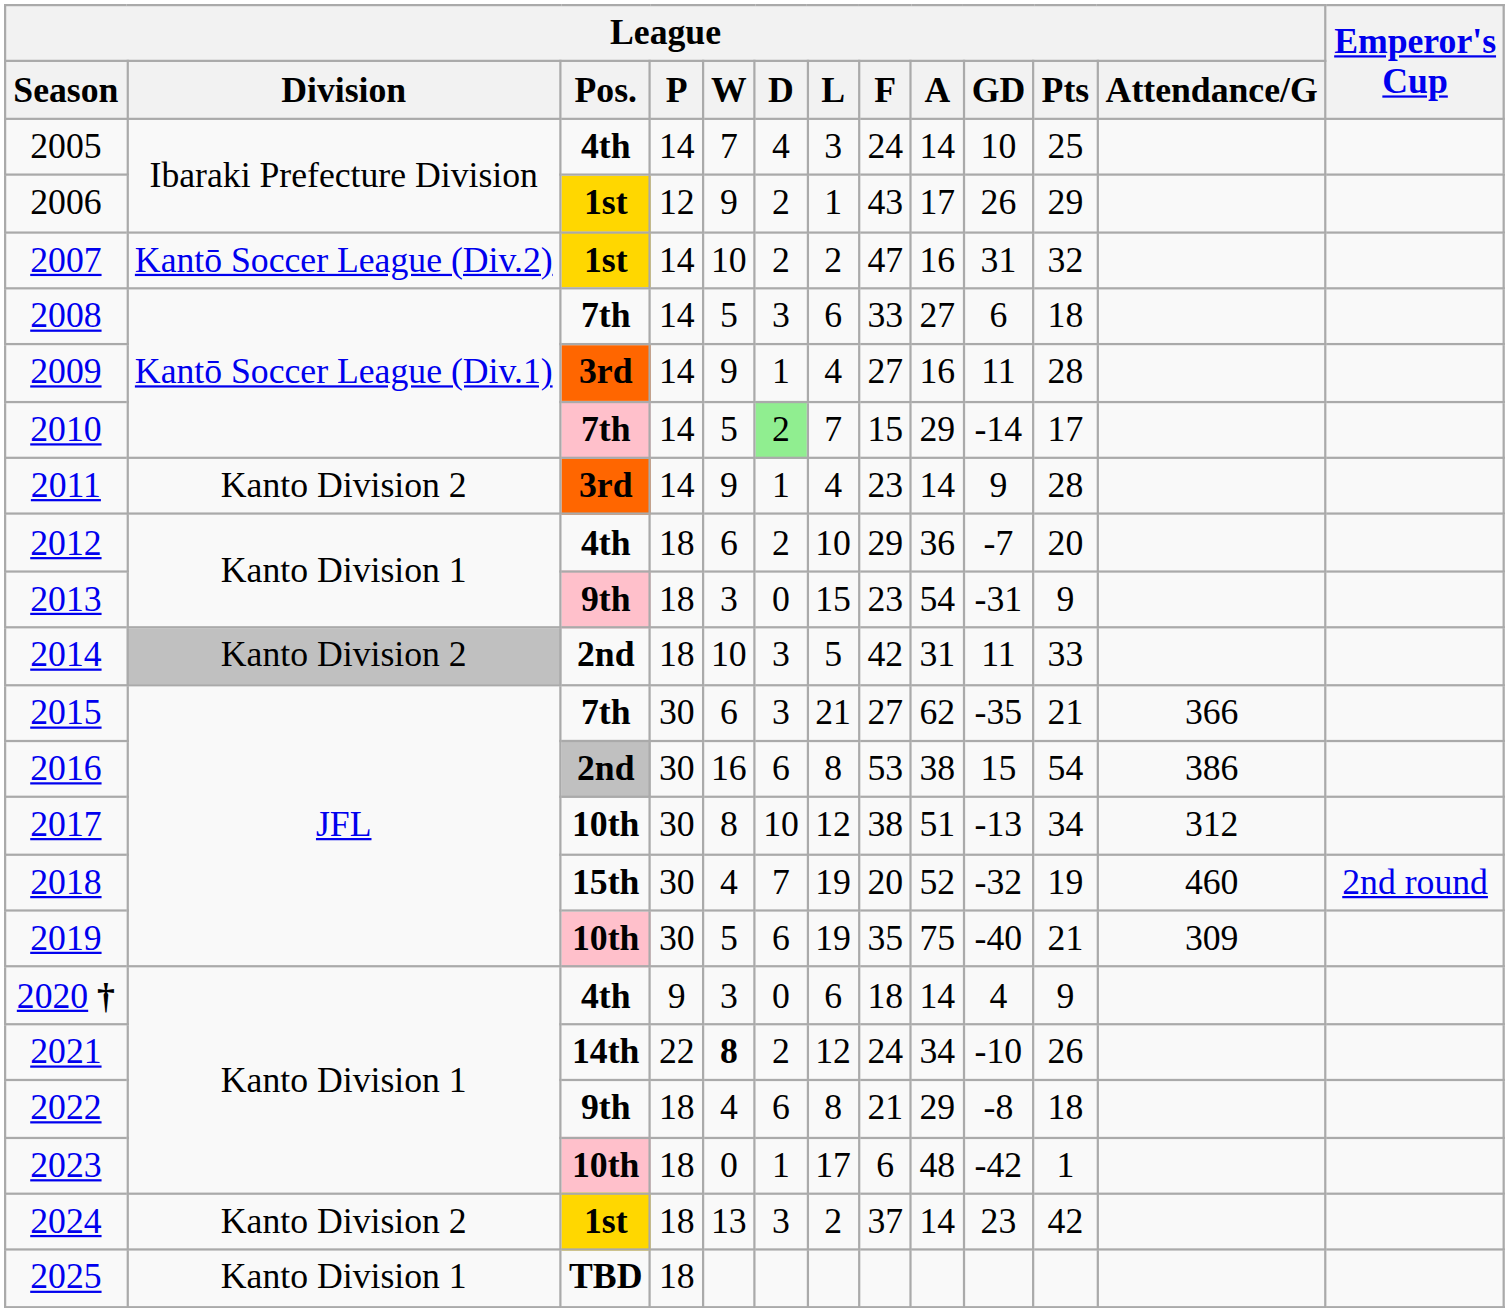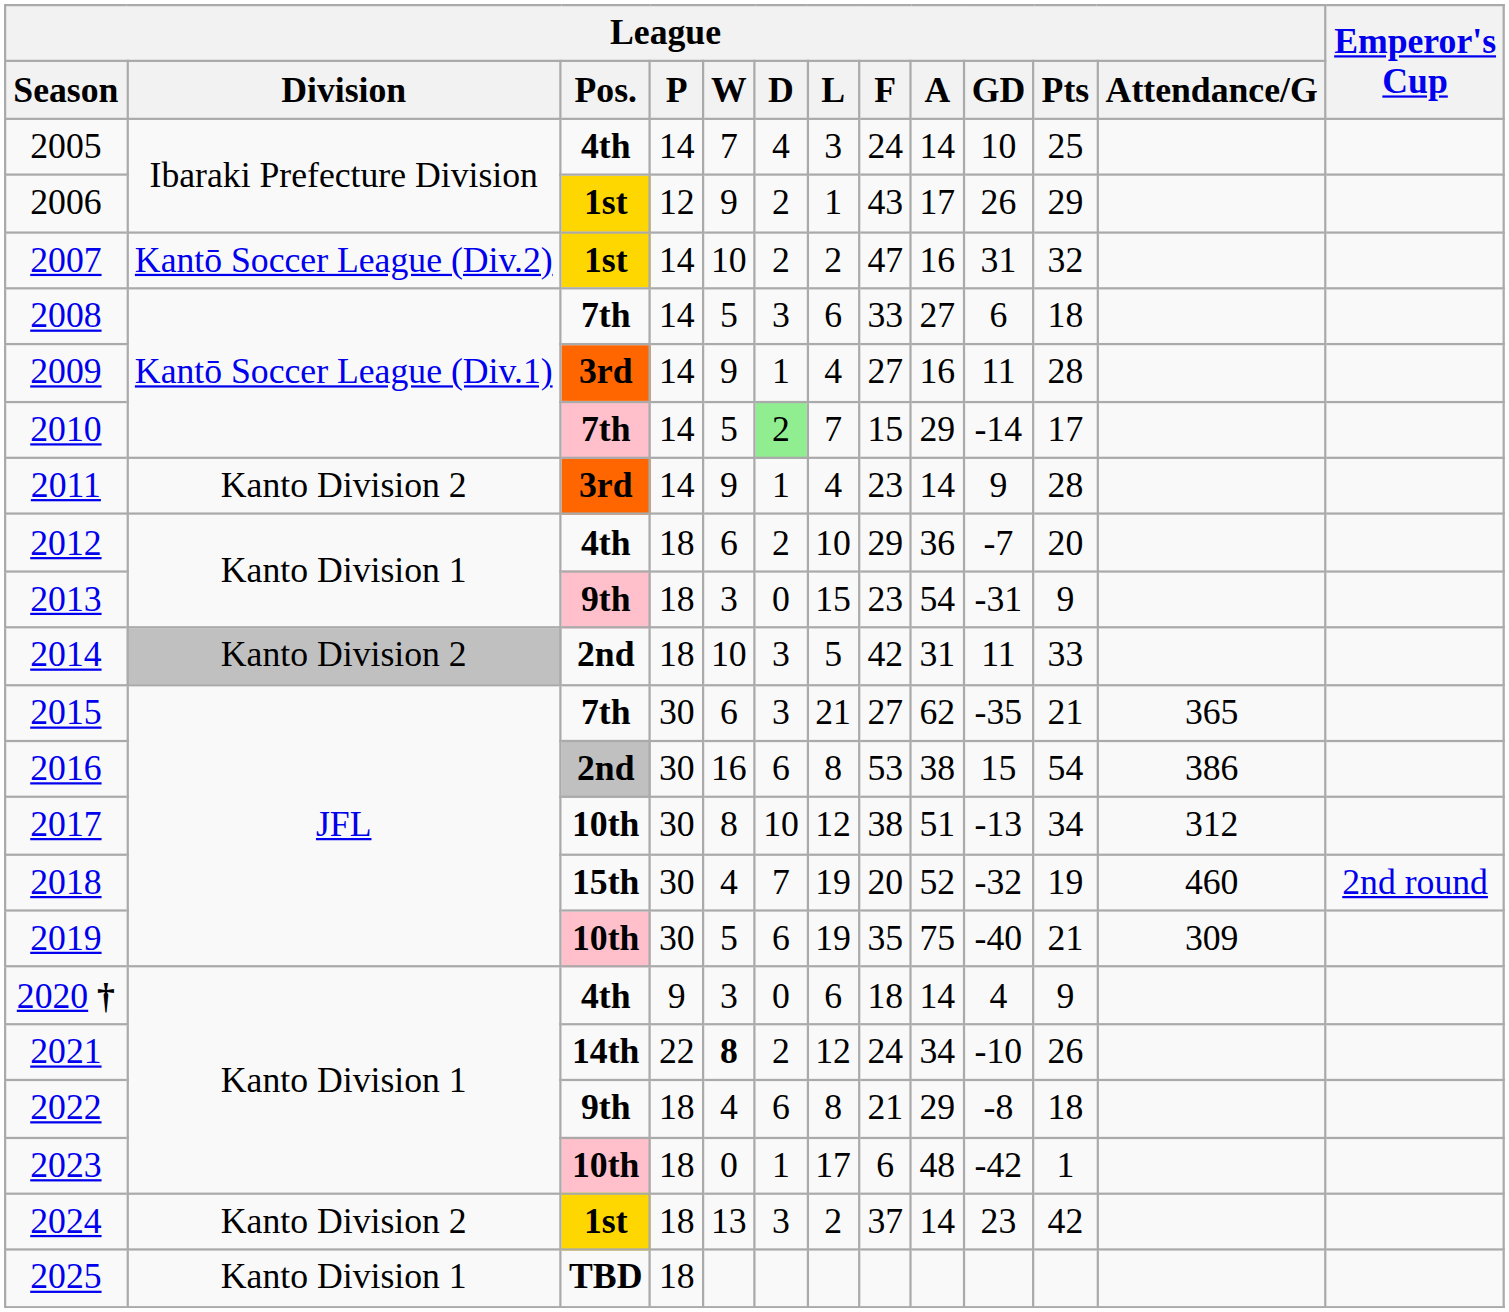(1212, 711) 366 -> (1212, 711) 365
